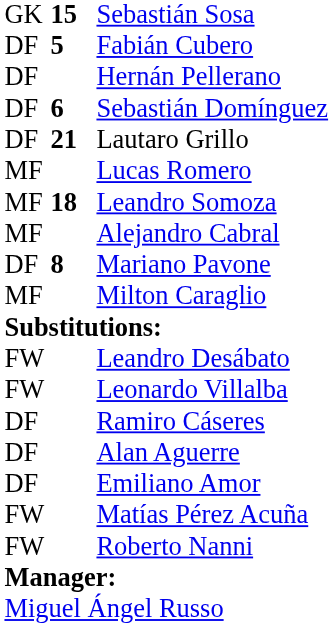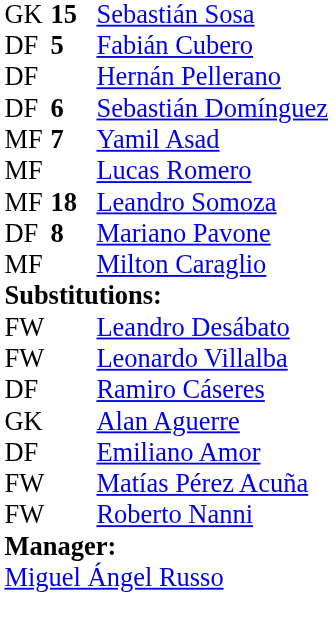- row: (173, 139)
+ row: (158, 139)
- row: (188, 233)
(21, 452) DF -> (24, 420) GK
